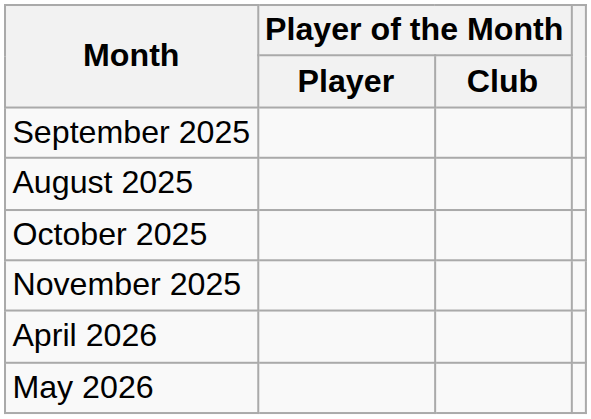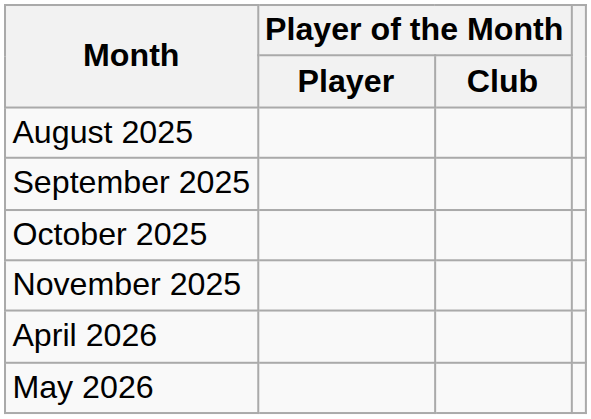rows swapped: (103, 183) <-> (131, 132)
